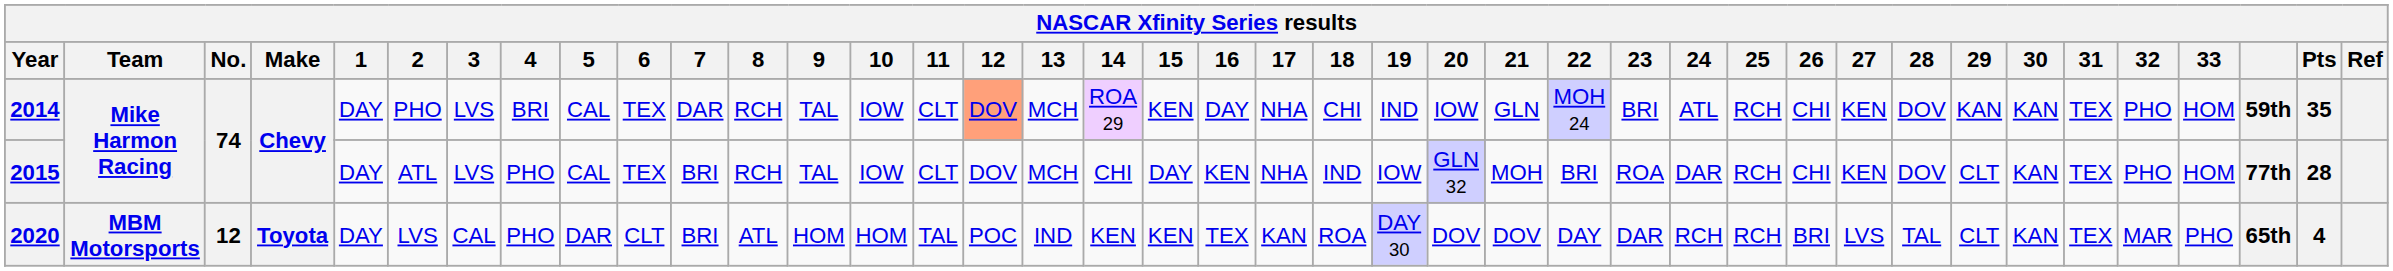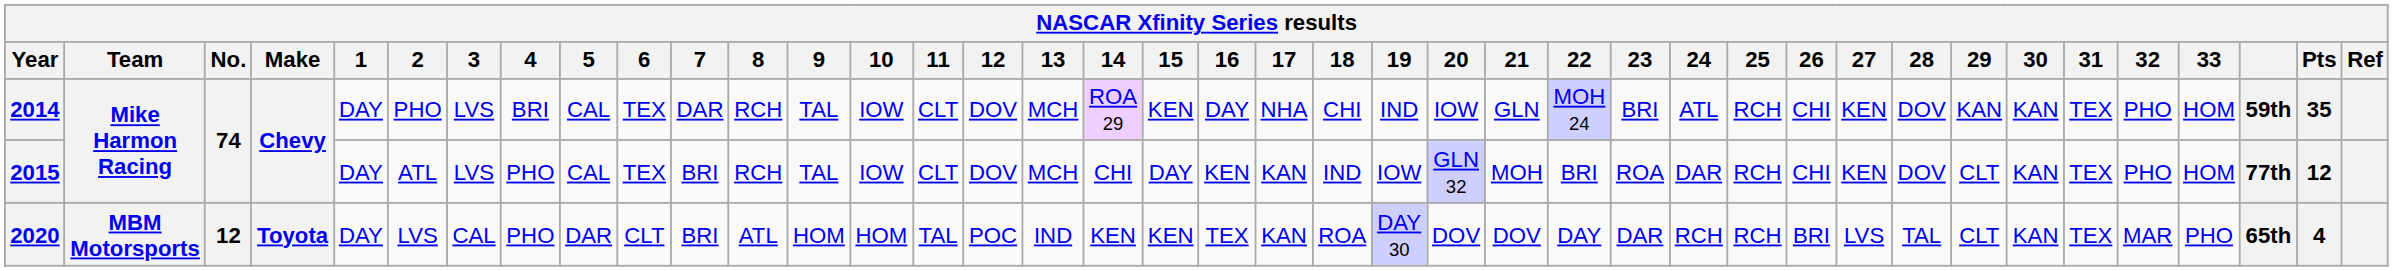(993, 109) lightsalmon background -> (993, 109) no background
(1284, 172) NHA -> (1284, 172) KAN
(2319, 172) 28 -> (2319, 172) 12
